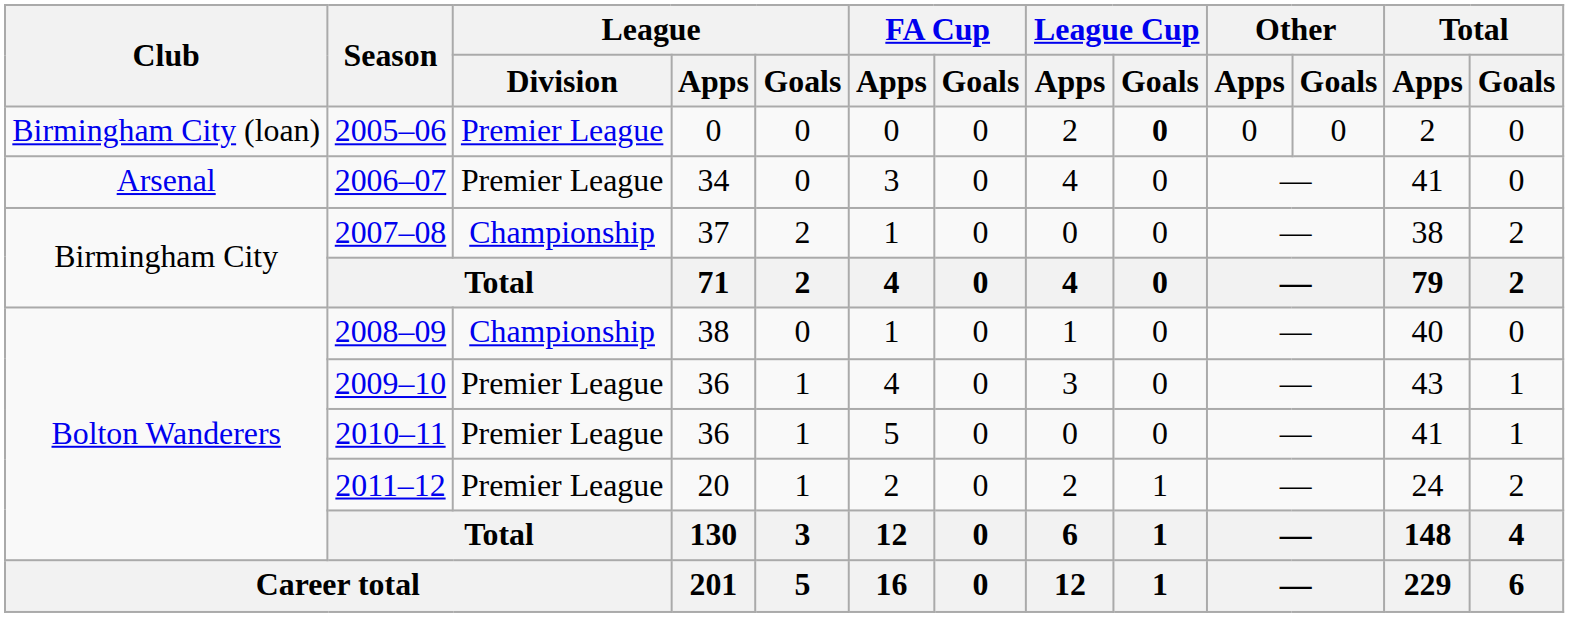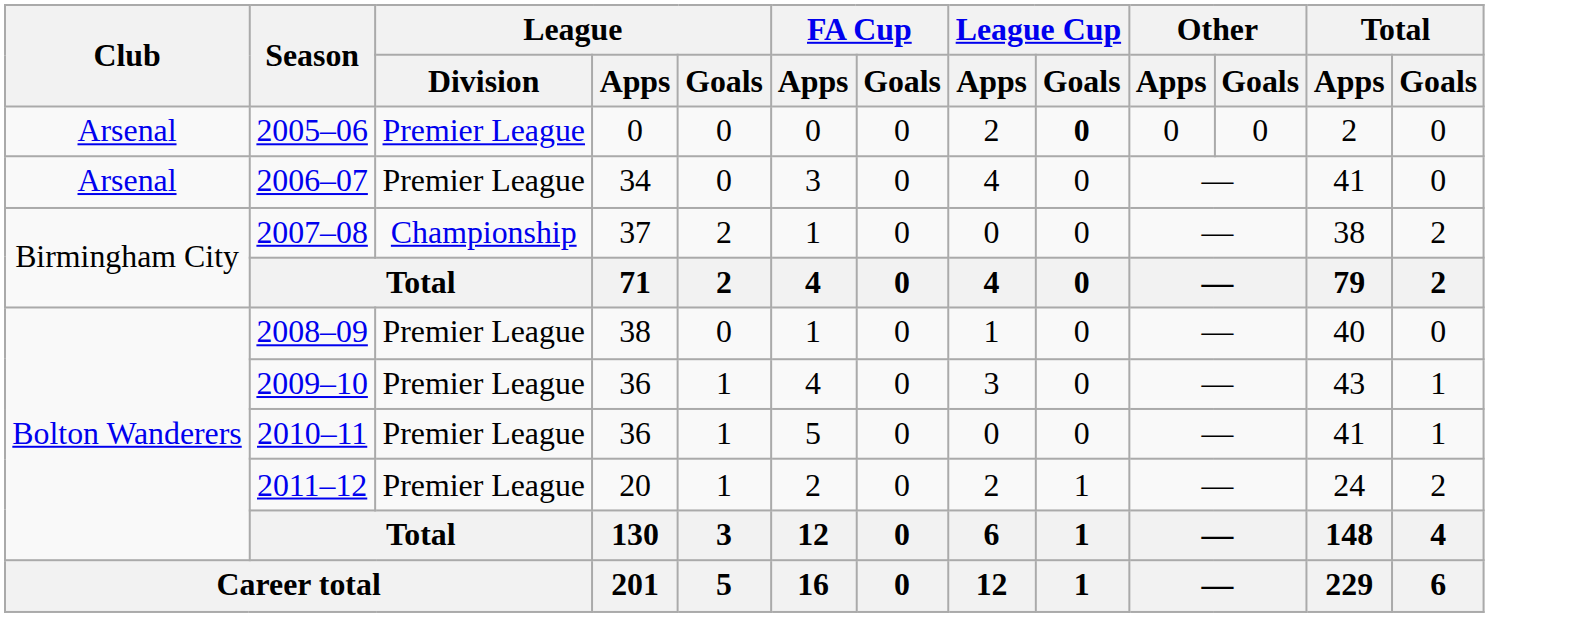(166, 130) Birmingham City (loan) -> (127, 130) Arsenal
(562, 332) Championship -> (484, 332) Premier League
